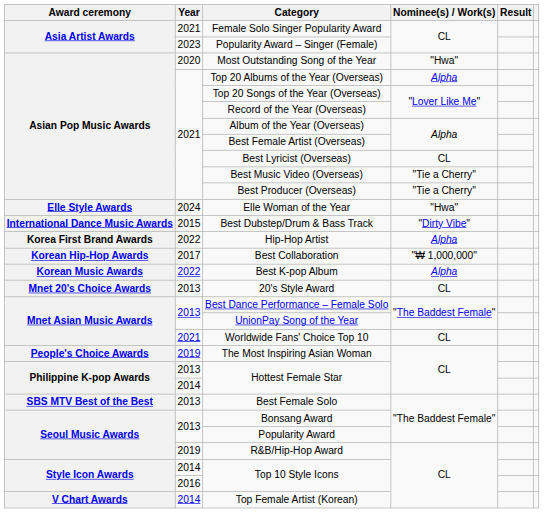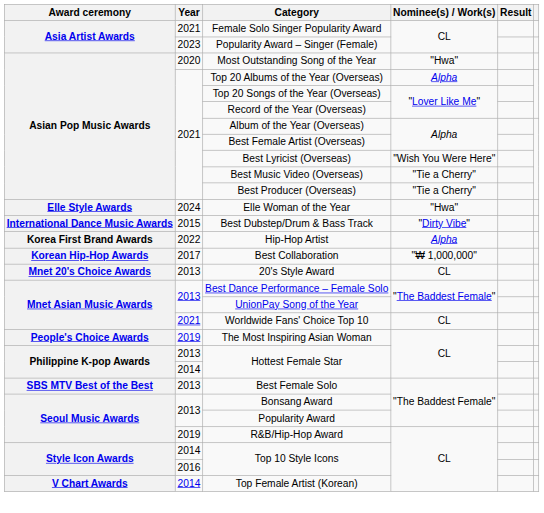(444, 158) CL -> (444, 158) "Wish You Were Here"
- row: (189, 272)
